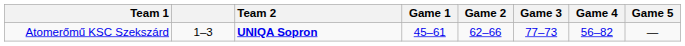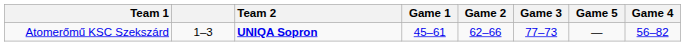columns swapped: (597, 13) <-> (653, 13)
